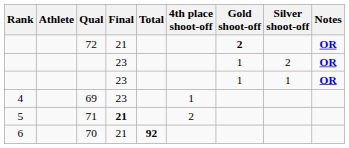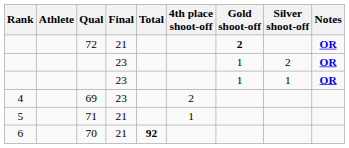(191, 98) 1 -> (191, 98) 2
(121, 116) bold -> (121, 116) normal
(191, 116) 2 -> (191, 116) 1
